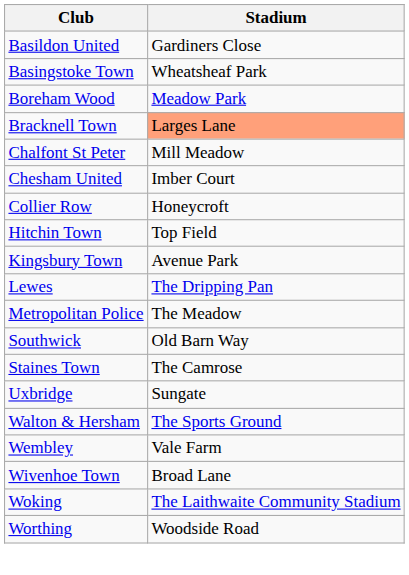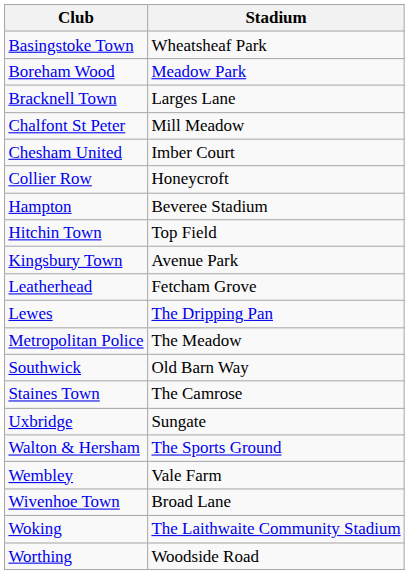- row: (64, 44)
(193, 125) lightsalmon background -> (193, 98) no background
+ row: (40, 206)
+ row: (50, 286)
